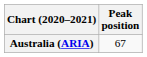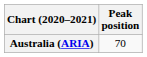(120, 43) 67 -> (120, 43) 70
